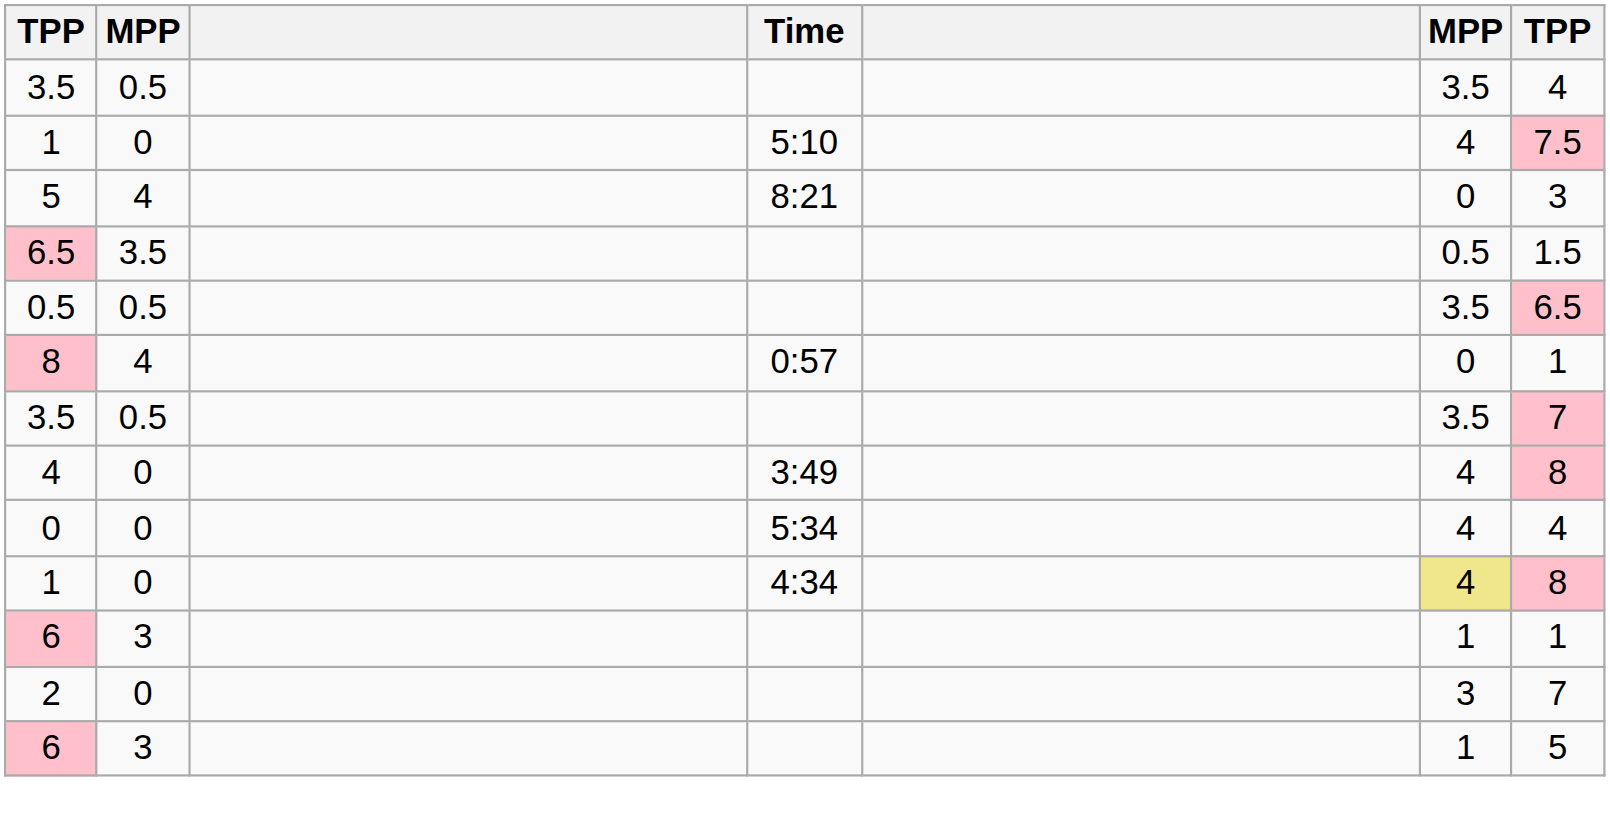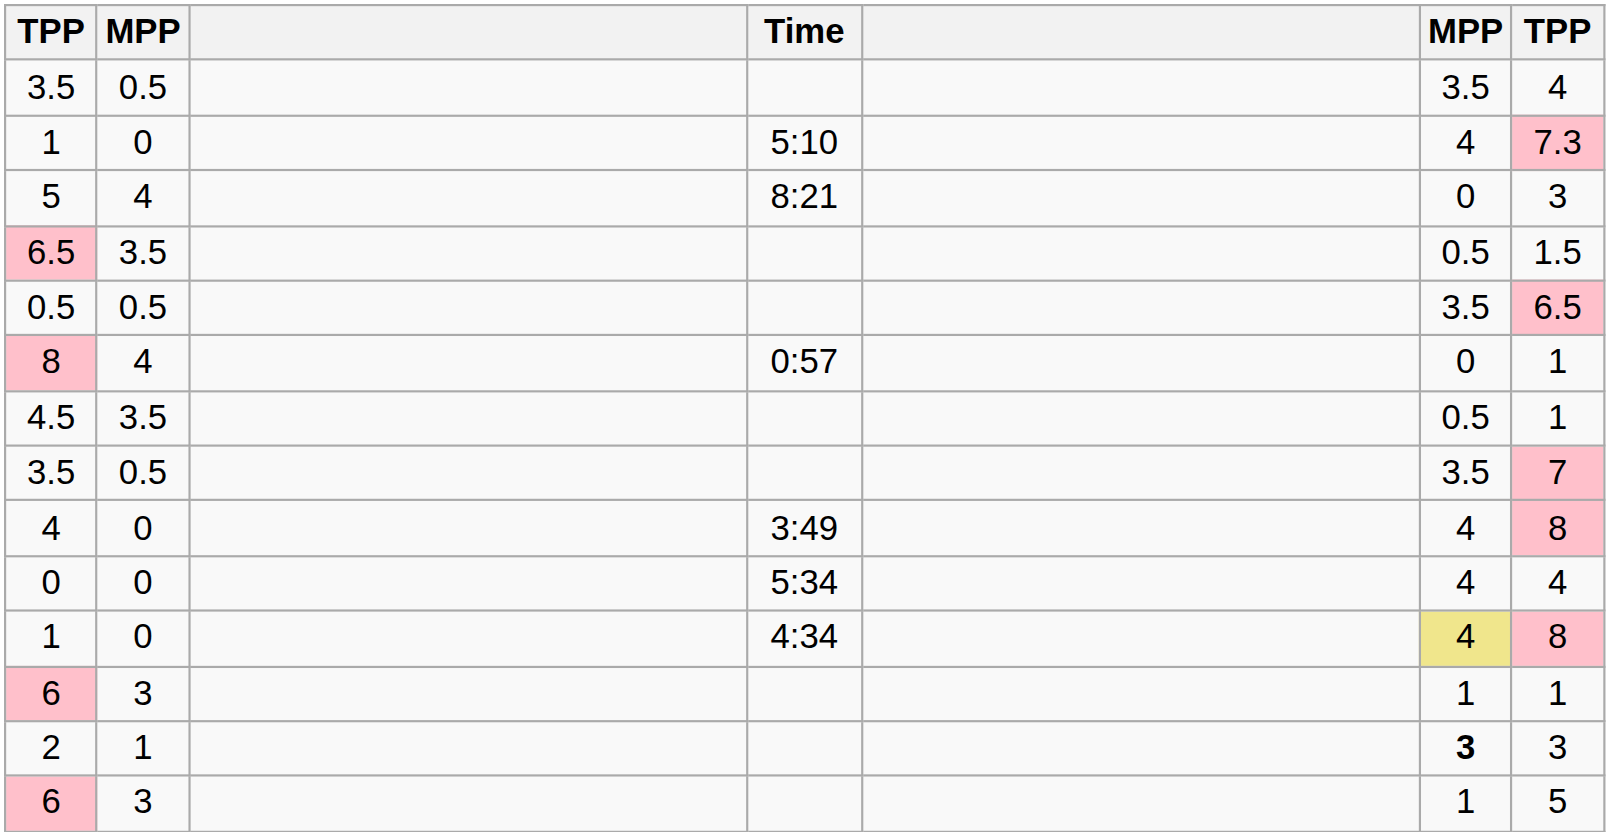(1558, 142) 7.5 -> (1558, 142) 7.3
+ row: (51, 417)
(143, 692) 0 -> (143, 747) 1
(1466, 692) normal -> (1466, 747) bold
(1558, 692) 7 -> (1558, 747) 3
